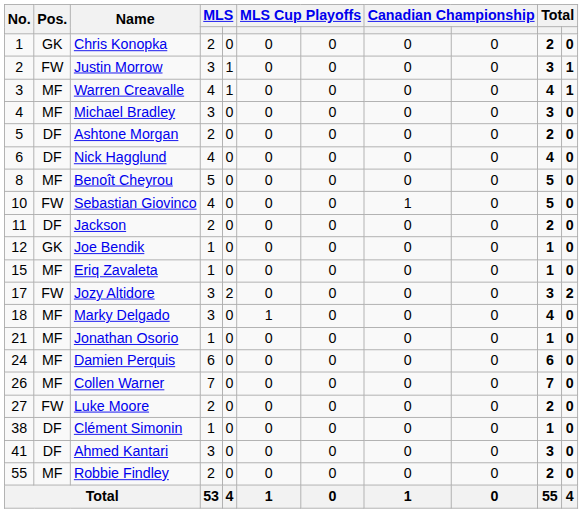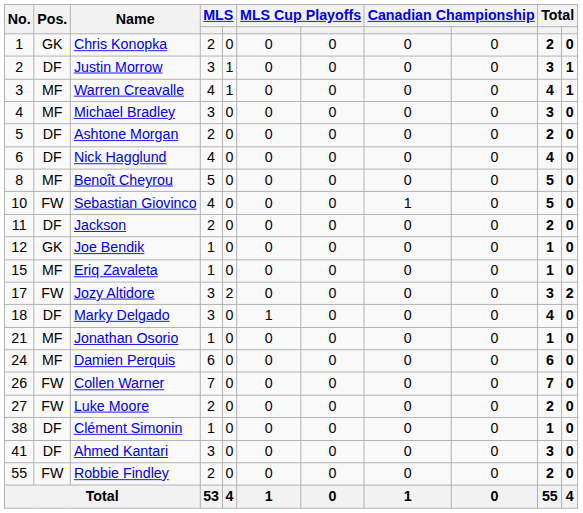(52, 67) FW -> (52, 67) DF
(52, 315) MF -> (52, 315) DF
(52, 383) MF -> (52, 383) FW
(52, 474) MF -> (52, 474) FW
